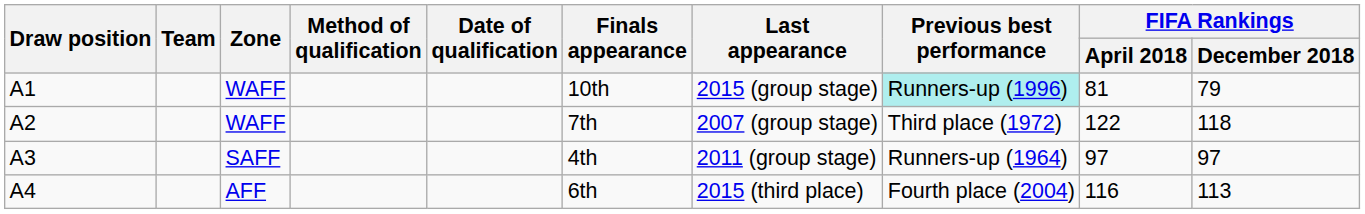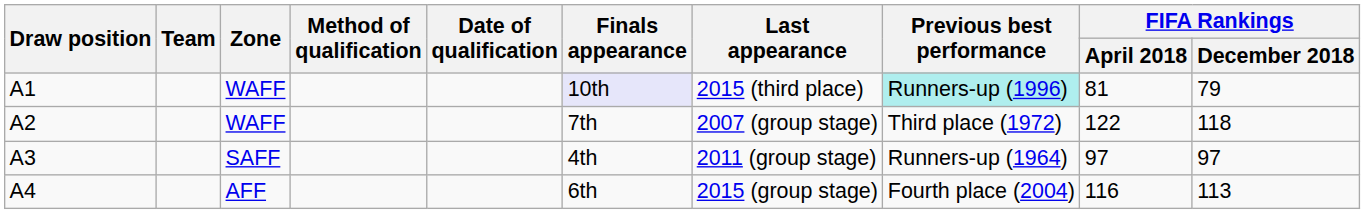(589, 89) no background -> (589, 89) lavender background
(787, 89) 2015 (group stage) -> (780, 89) 2015 (third place)
(780, 191) 2015 (third place) -> (787, 191) 2015 (group stage)
